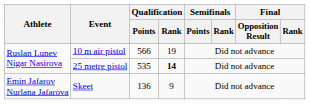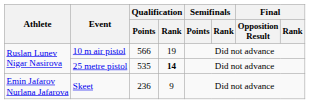(144, 86) 136 -> (144, 86) 236
